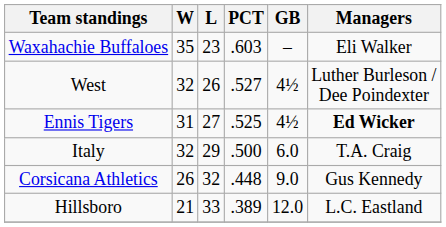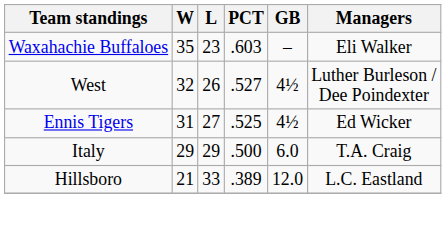(374, 123) bold -> (374, 123) normal
(185, 151) 32 -> (185, 151) 29
- row: (88, 179)
